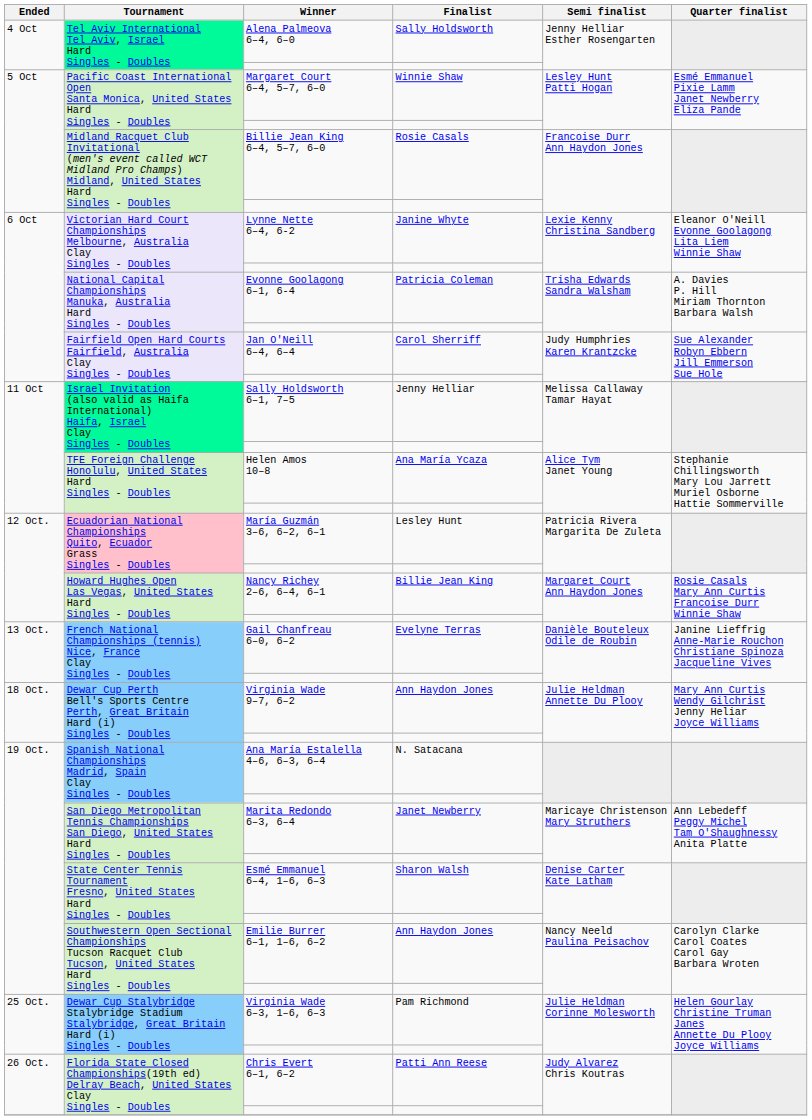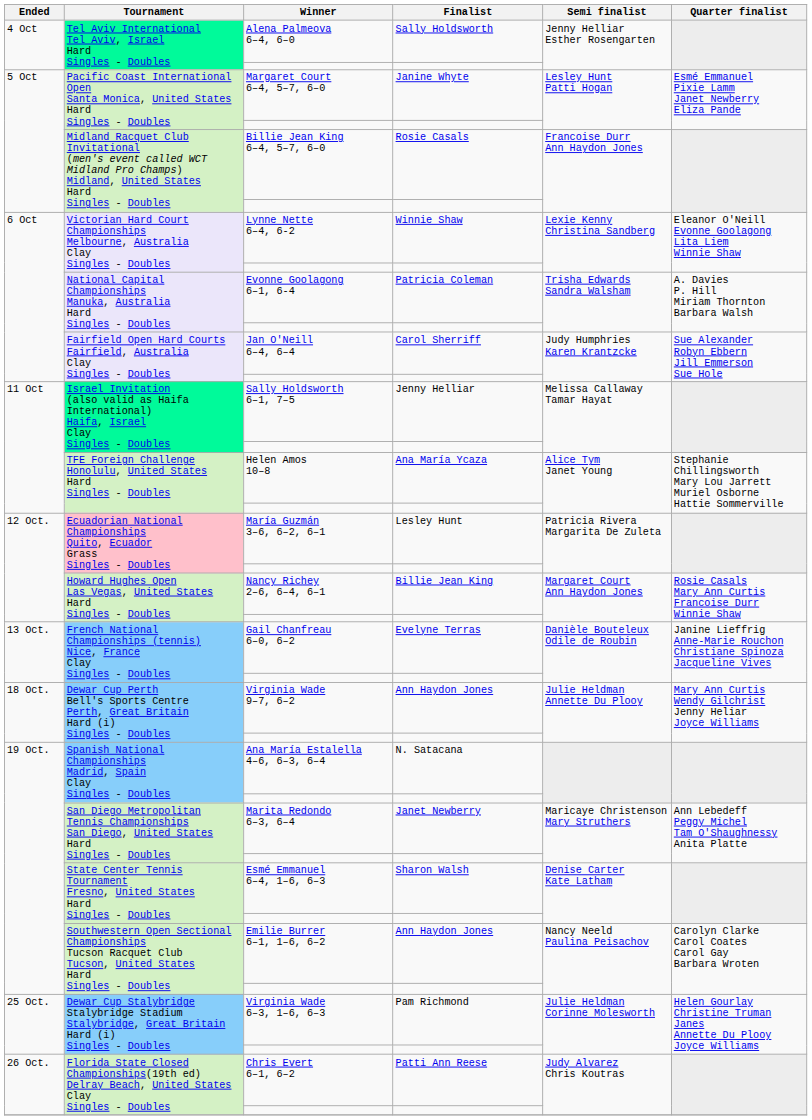(429, 78) Winnie Shaw -> (432, 78) Janine Whyte
(432, 220) Janine Whyte -> (429, 220) Winnie Shaw
